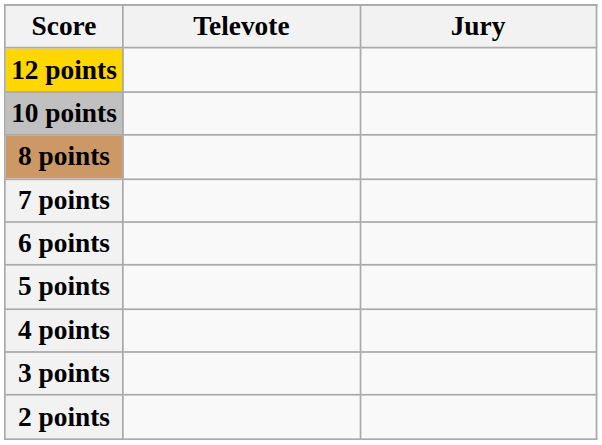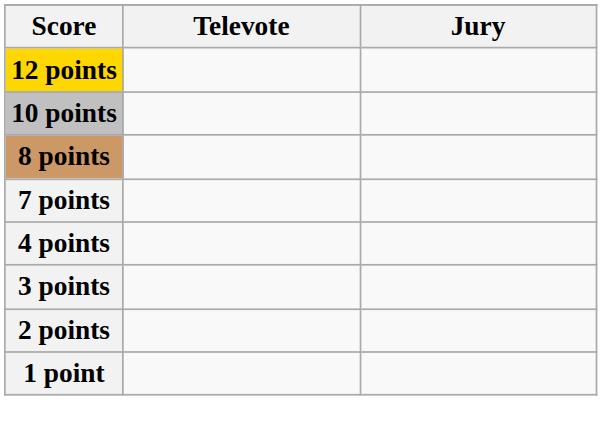- row: (64, 243)
- row: (64, 286)
+ row: (64, 373)
